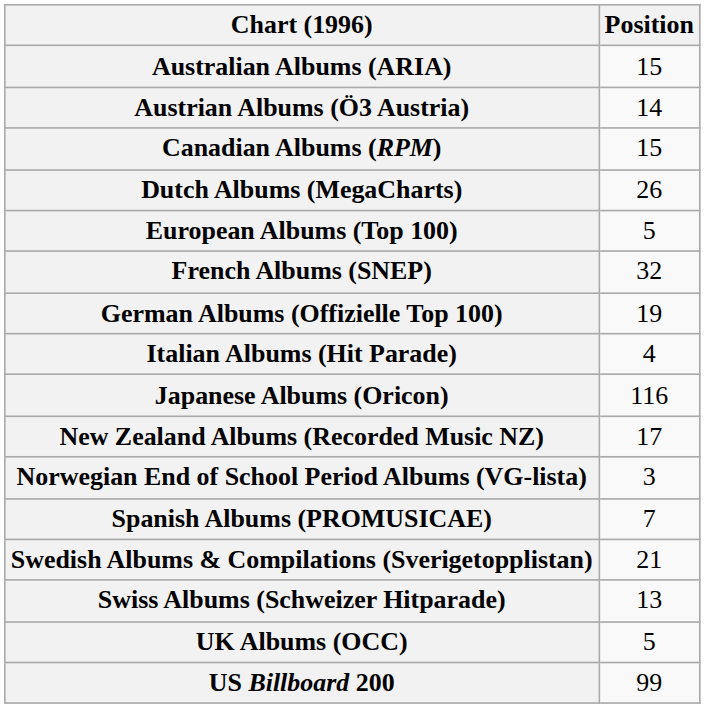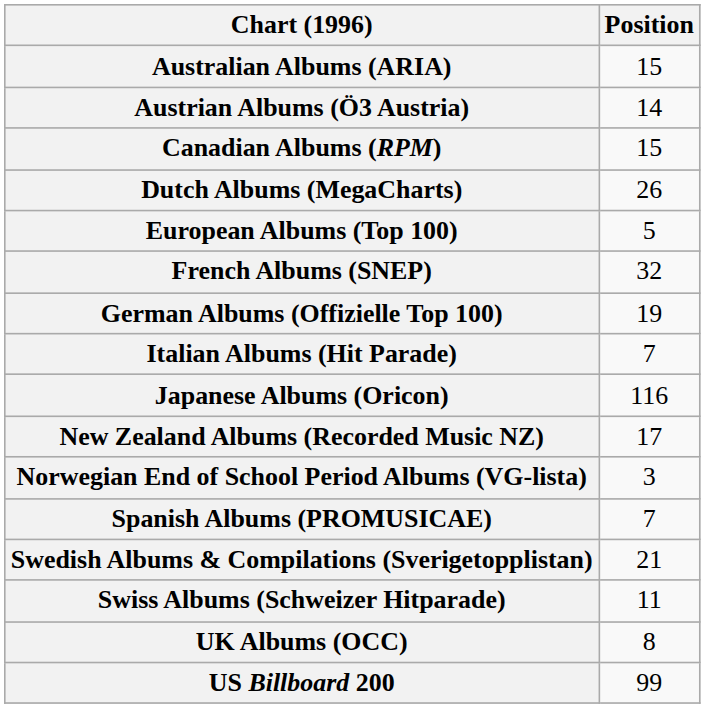(649, 353) 4 -> (649, 353) 7
(649, 600) 13 -> (649, 600) 11
(649, 641) 5 -> (649, 641) 8
